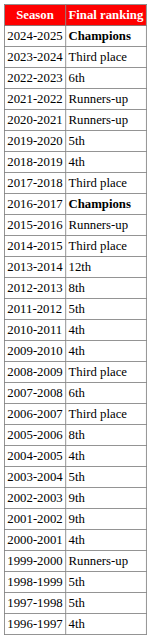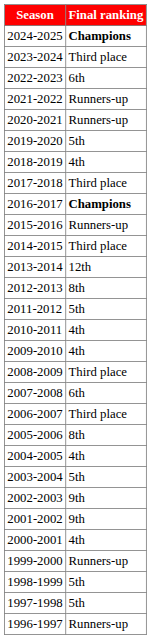(77, 623) 4th -> (98, 623) Runners-up
